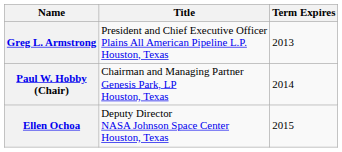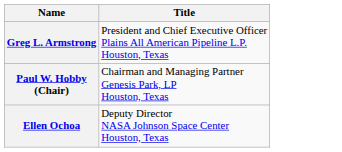- column: (304, 13)
